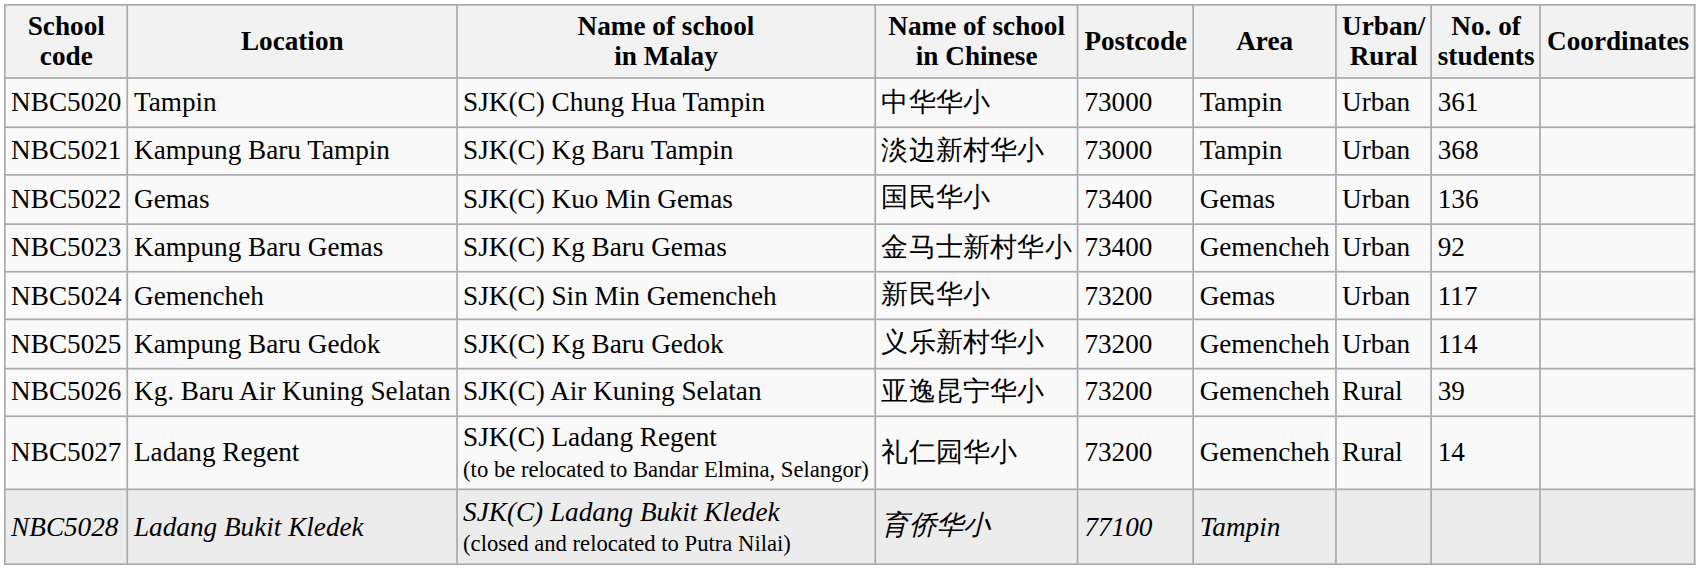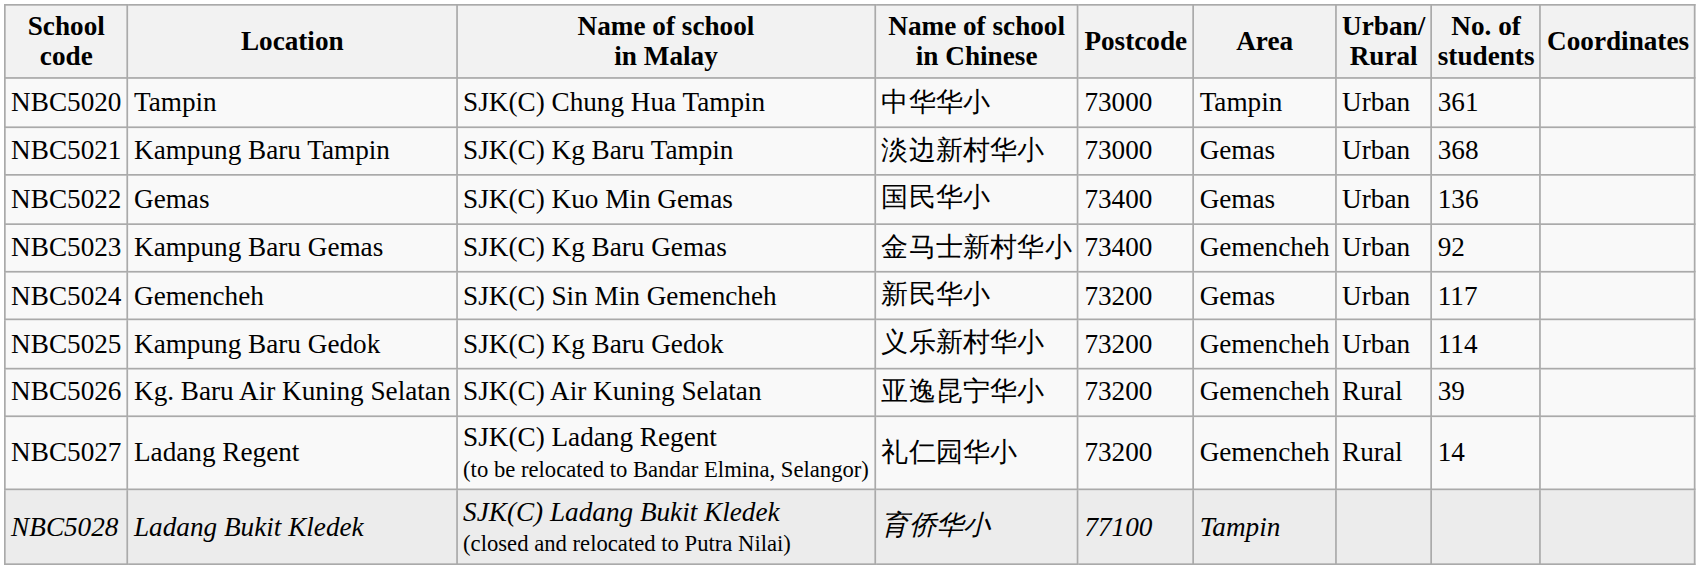(1241, 150) Tampin -> (1237, 150) Gemas
